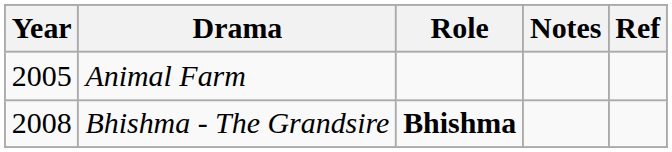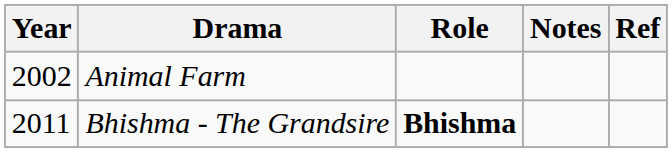(42, 75) 2005 -> (42, 75) 2002
(42, 123) 2008 -> (41, 123) 2011
